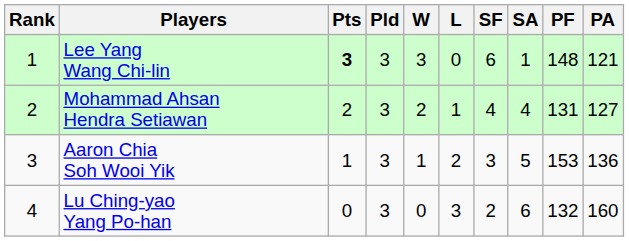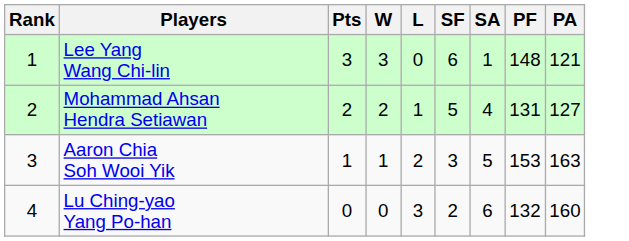- column: (385, 20)
(347, 60) bold -> (347, 60) normal
(491, 110) 4 -> (453, 110) 5
(603, 161) 136 -> (565, 161) 163
